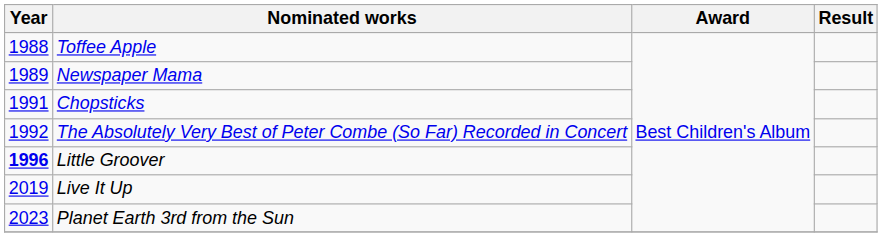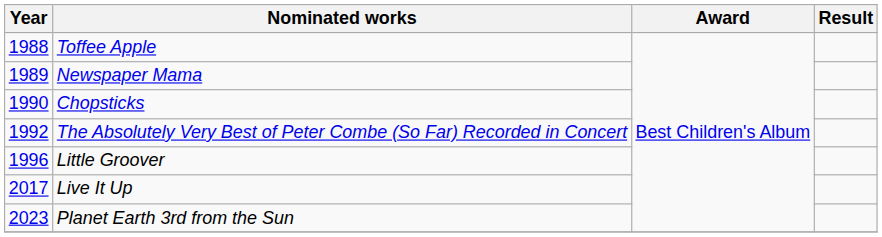(29, 103) 1991 -> (29, 103) 1990
(29, 160) bold -> (29, 160) normal
(29, 189) 2019 -> (29, 189) 2017
